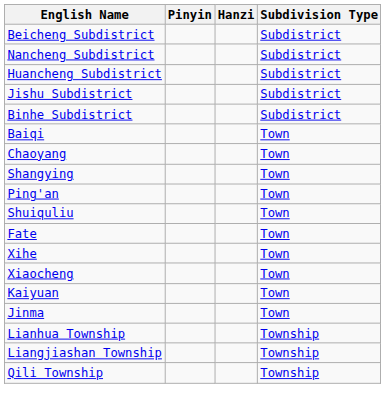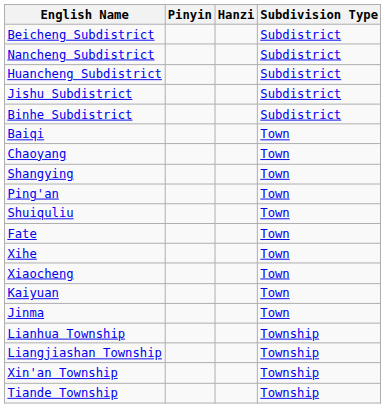+ row: (63, 373)
- row: (55, 373)
+ row: (63, 393)
